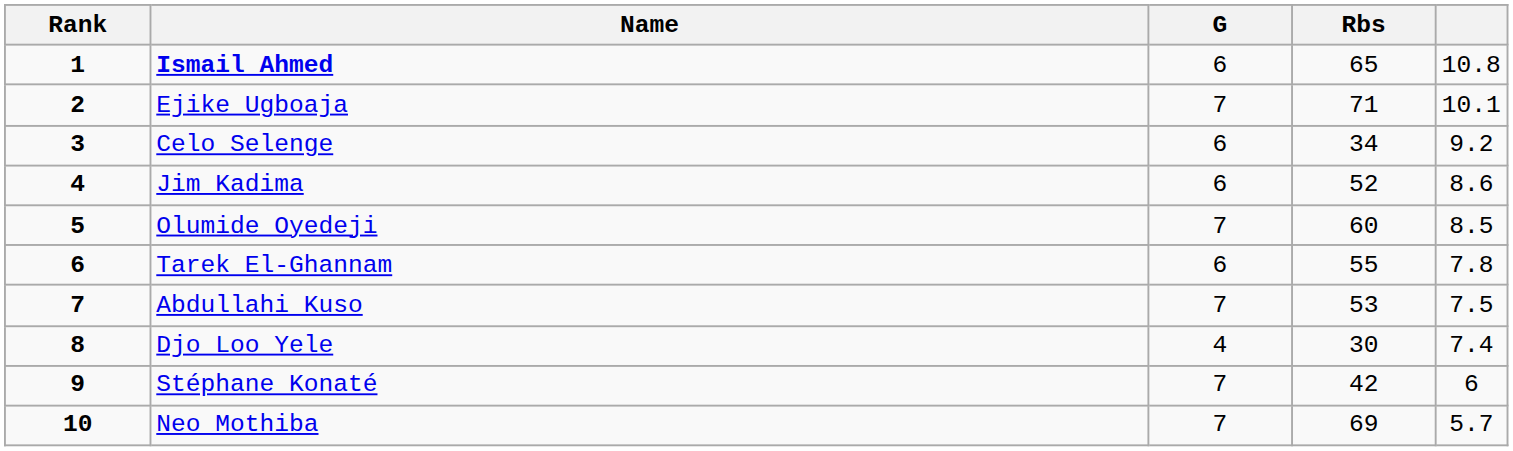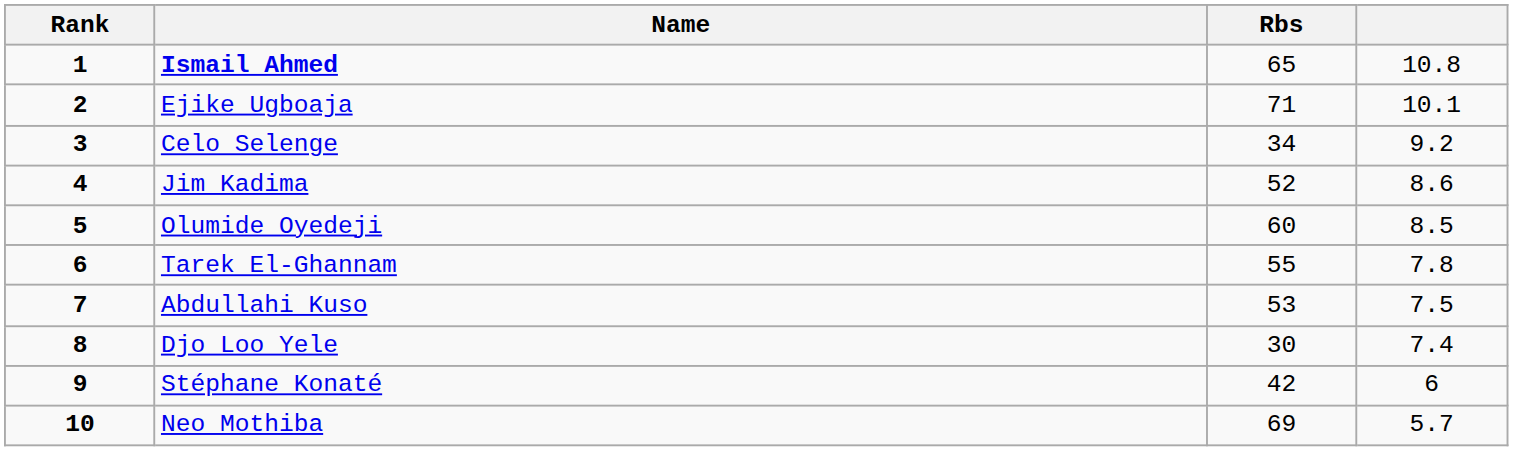- column: (1220, 25)
